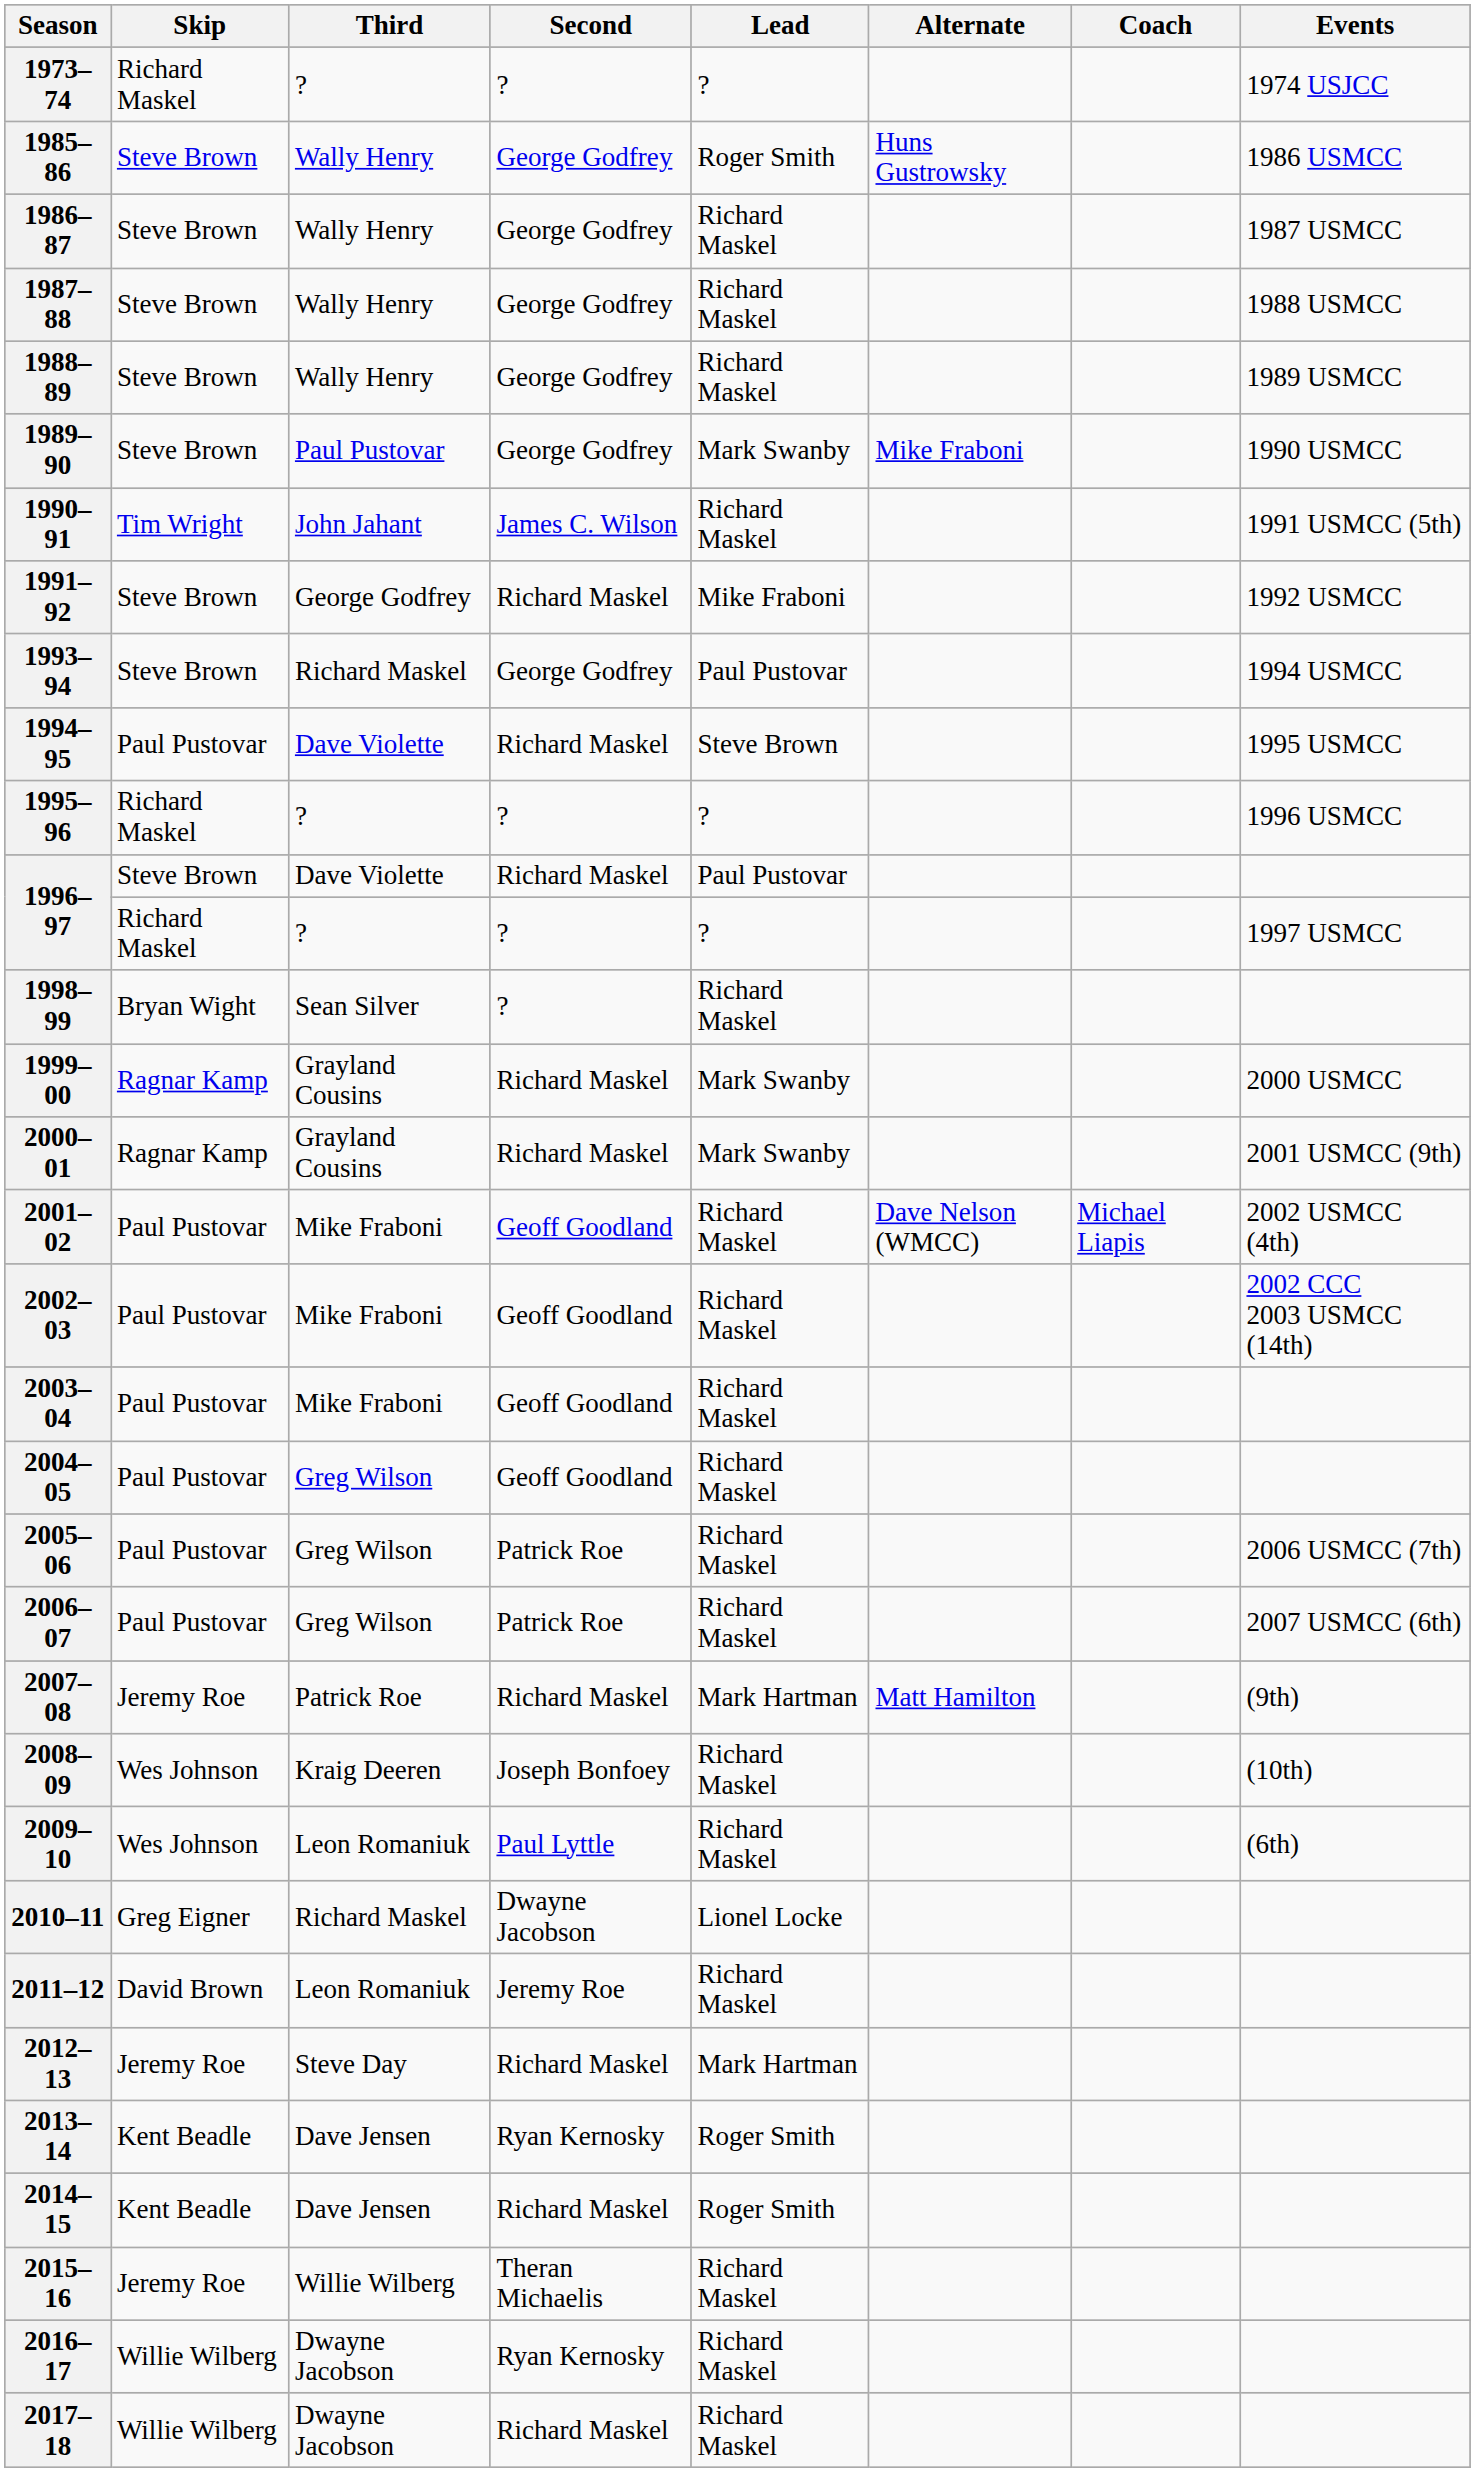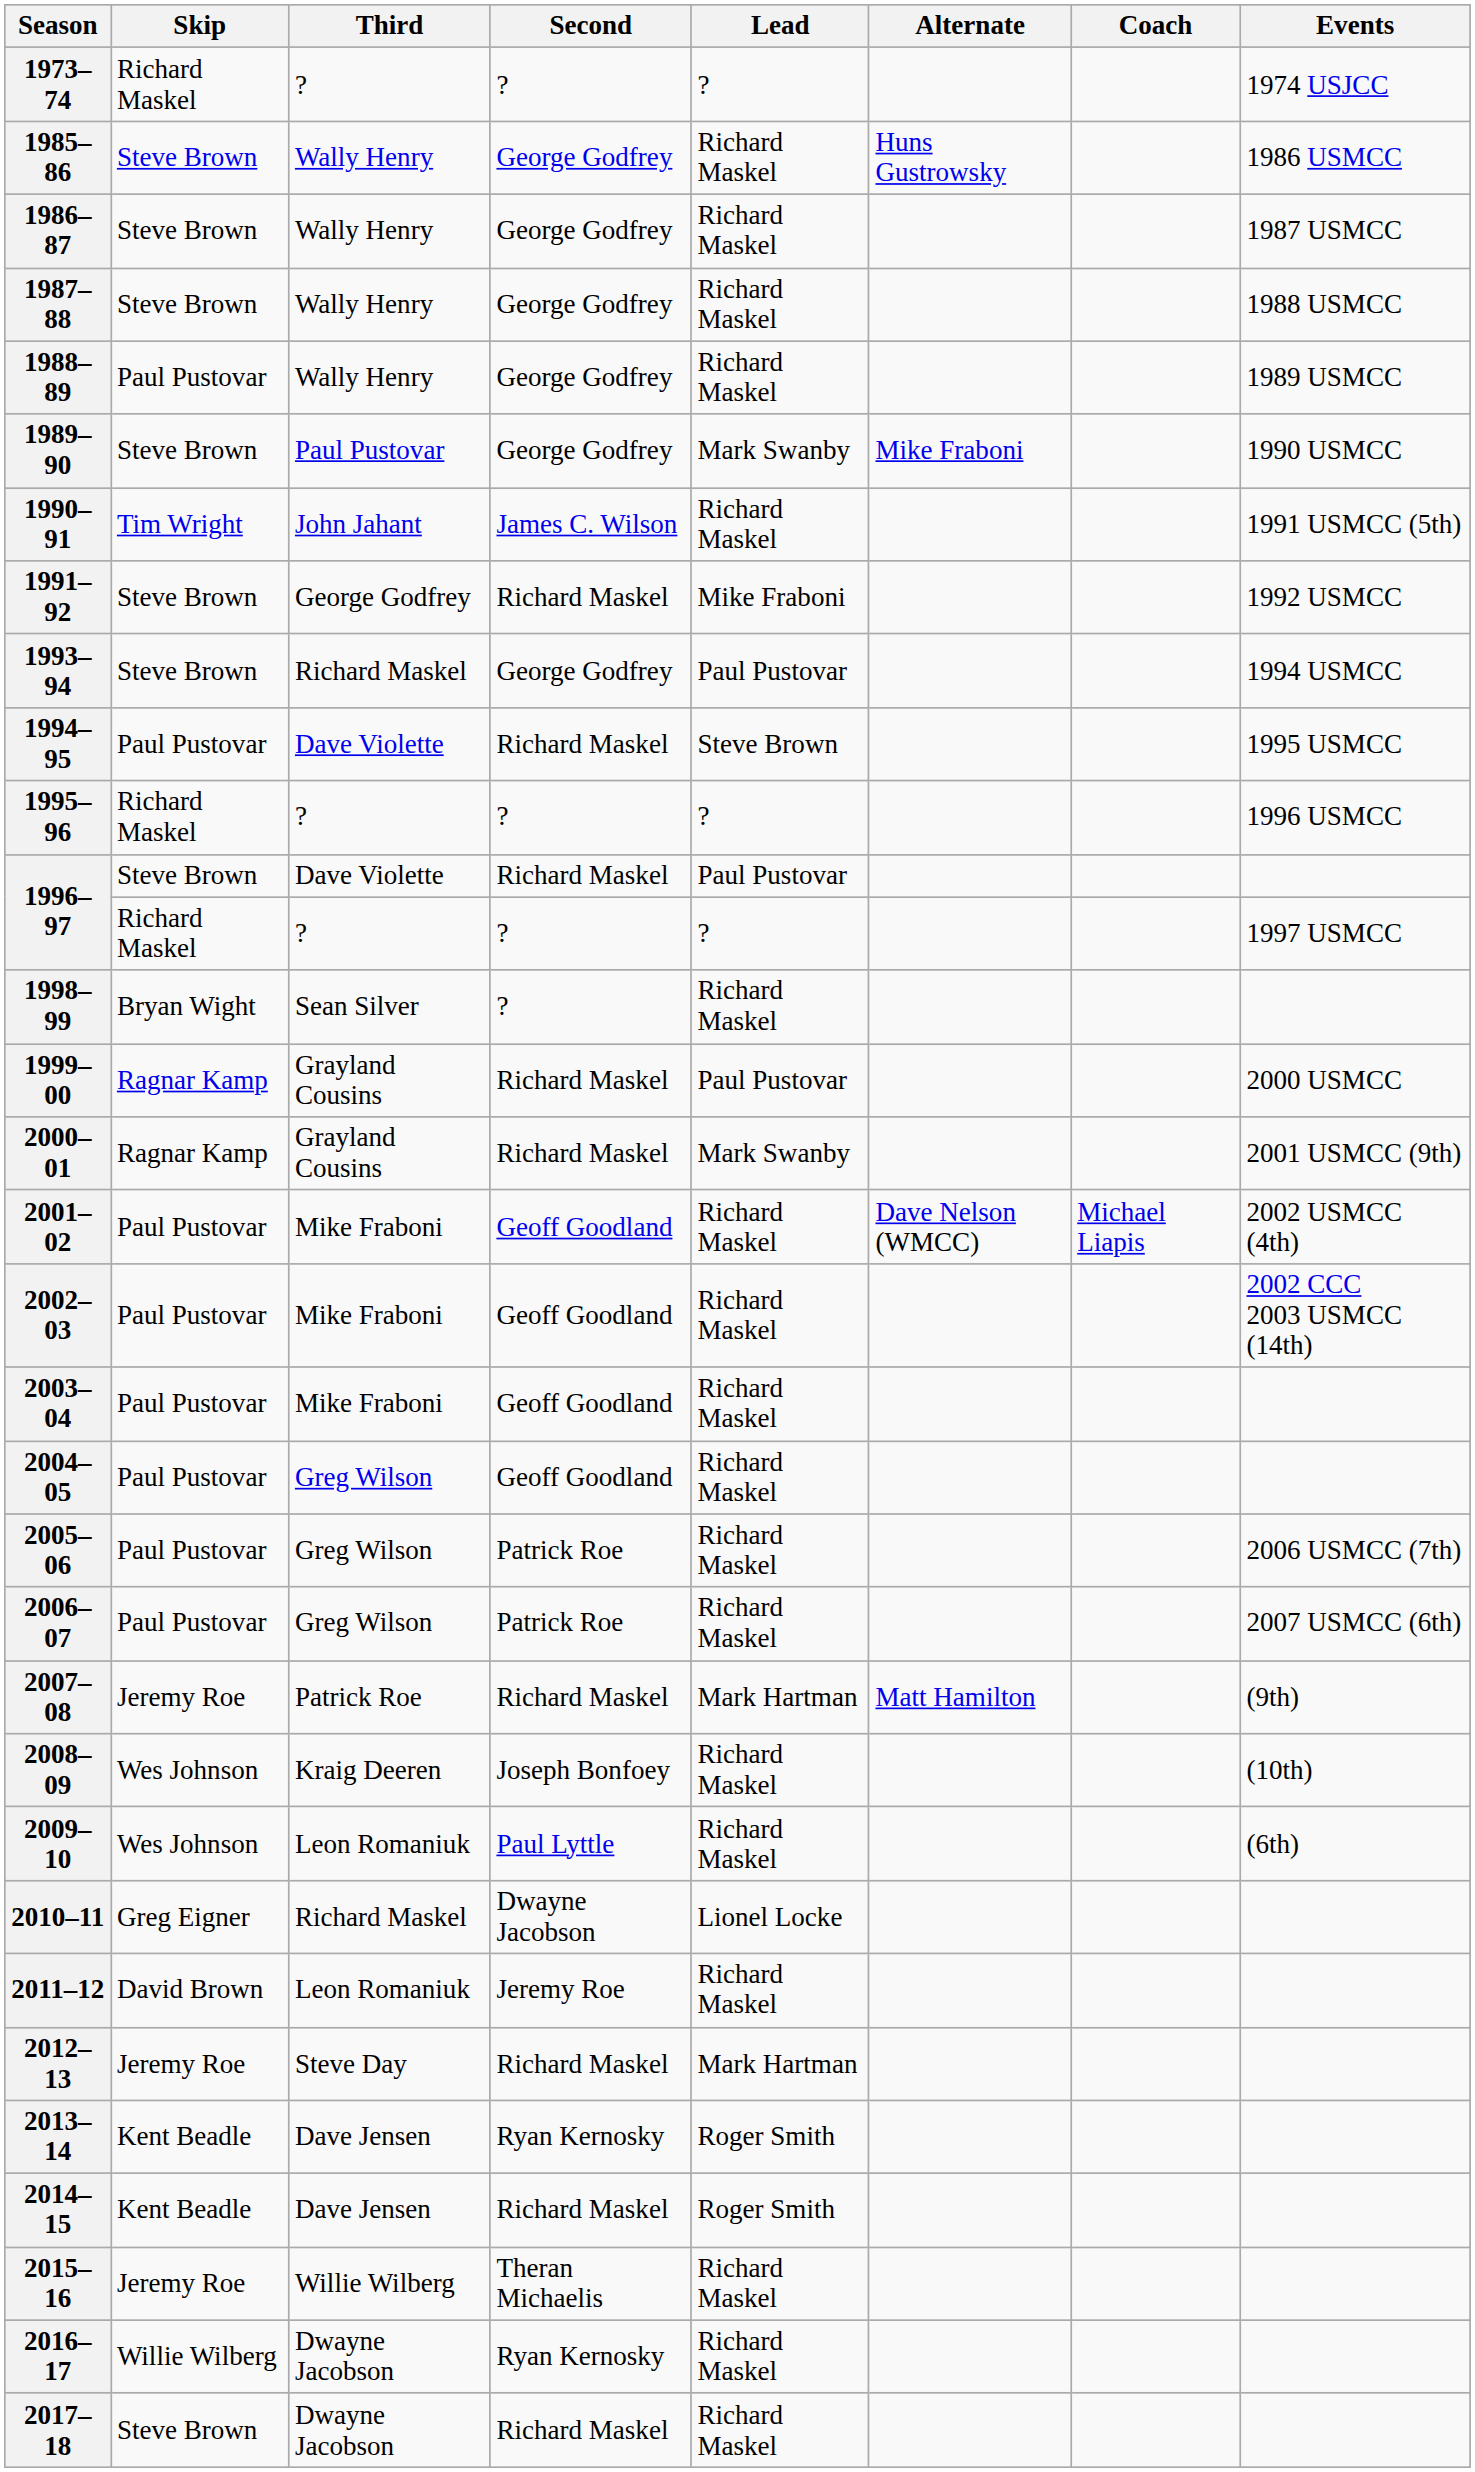(766, 157) Roger Smith -> (740, 157) Richard Maskel
(187, 377) Steve Brown -> (192, 377) Paul Pustovar
(774, 1079) Mark Swanby -> (772, 1079) Paul Pustovar
(197, 2429) Willie Wilberg -> (187, 2429) Steve Brown
